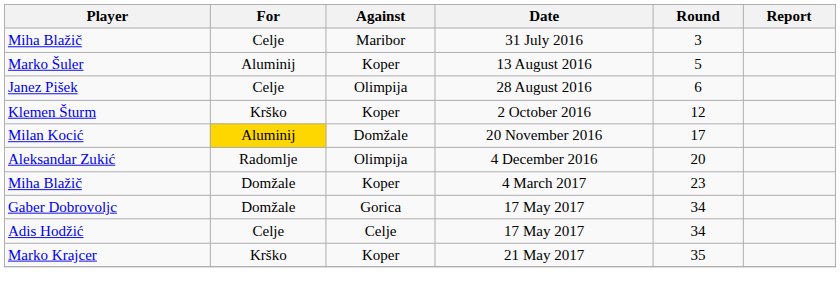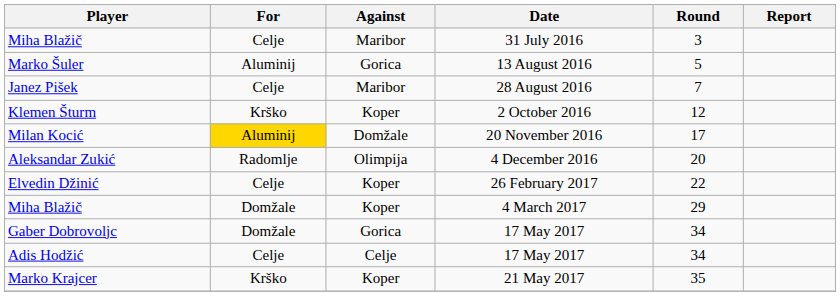(381, 64) Koper -> (381, 64) Gorica
(381, 87) Olimpija -> (381, 87) Maribor
(698, 87) 6 -> (698, 87) 7
+ row: (53, 183)
(698, 183) 23 -> (698, 207) 29
